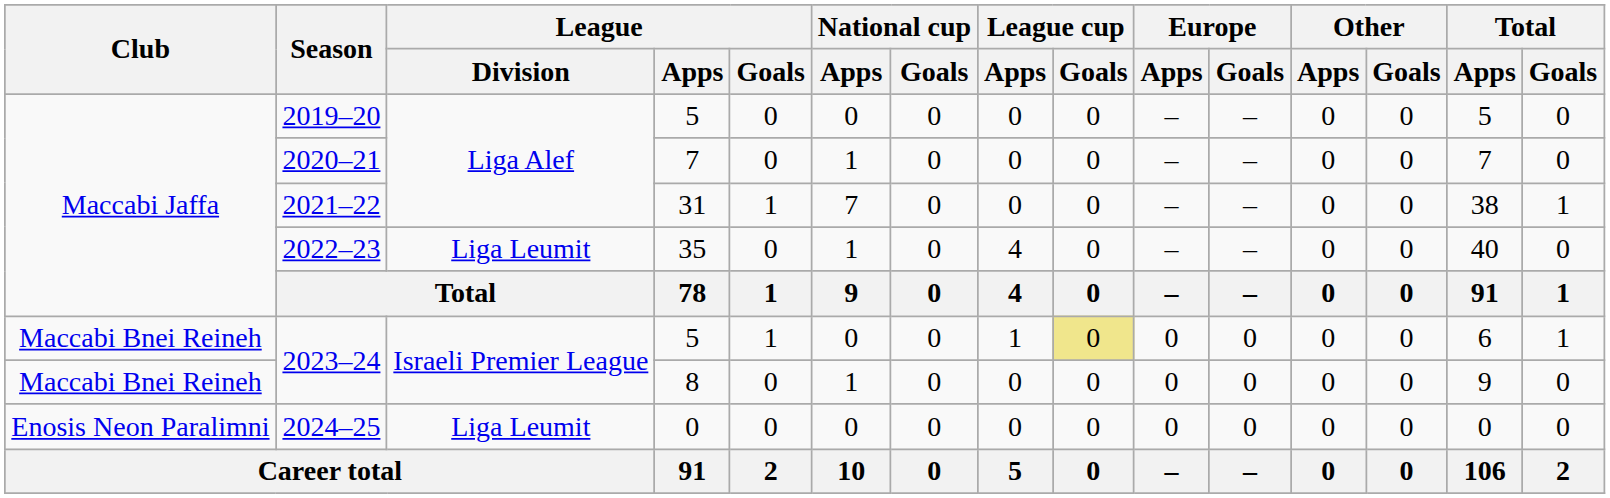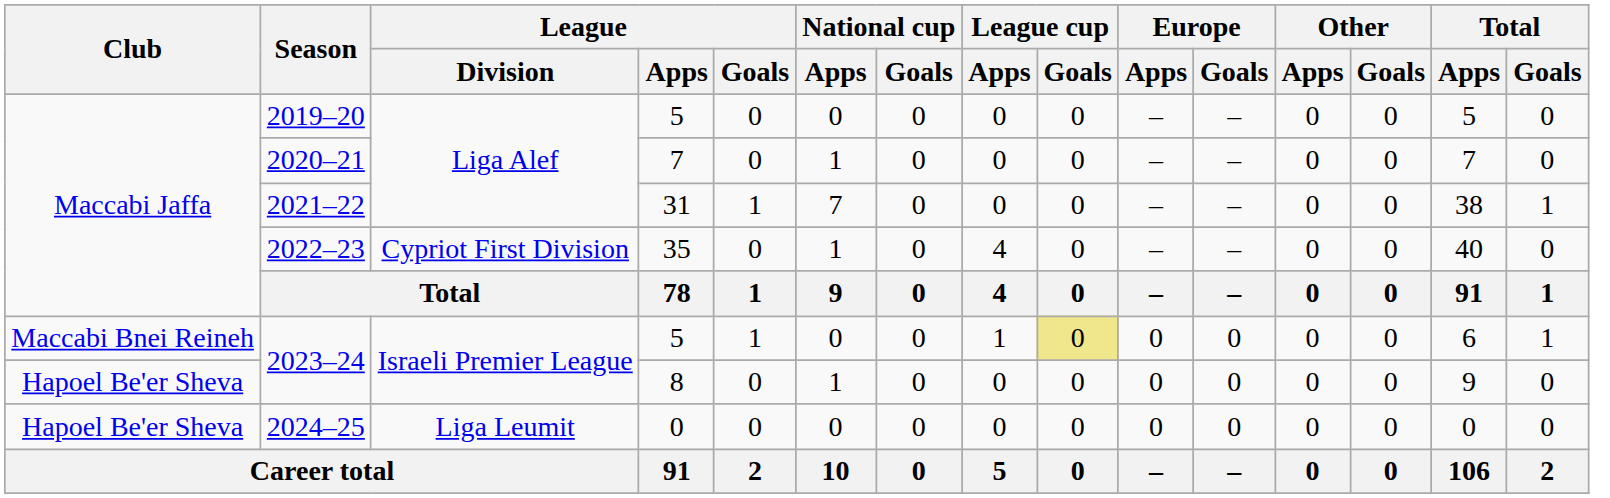(521, 248) Liga Leumit -> (505, 248) Cypriot First Division
(140, 381) Maccabi Bnei Reineh -> (133, 381) Hapoel Be'er Sheva
(140, 426) Enosis Neon Paralimni -> (133, 426) Hapoel Be'er Sheva
